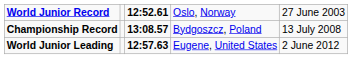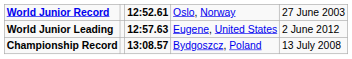rows swapped: (62, 29) <-> (60, 45)
